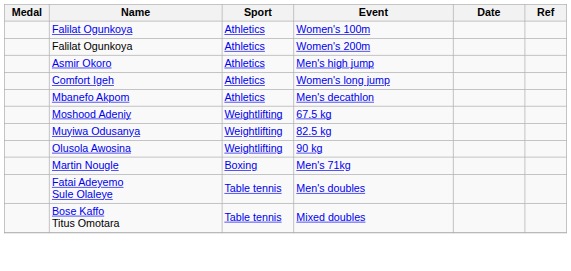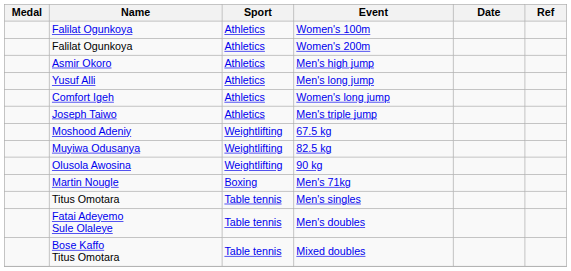+ row: (335, 81)
+ row: (337, 115)
- row: (335, 98)
+ row: (329, 200)
